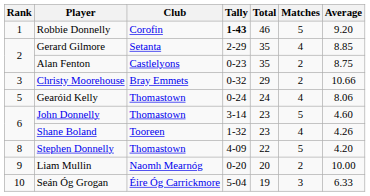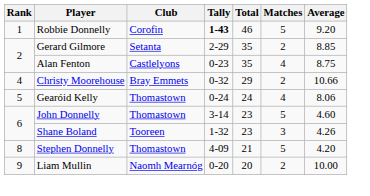(301, 47) 4 -> (283, 47) 2
(301, 64) 2 -> (283, 64) 4
(19, 81) 3 -> (19, 81) 4
(301, 132) 4 -> (283, 132) 3
(264, 149) 22 -> (247, 149) 21
- row: (73, 183)
